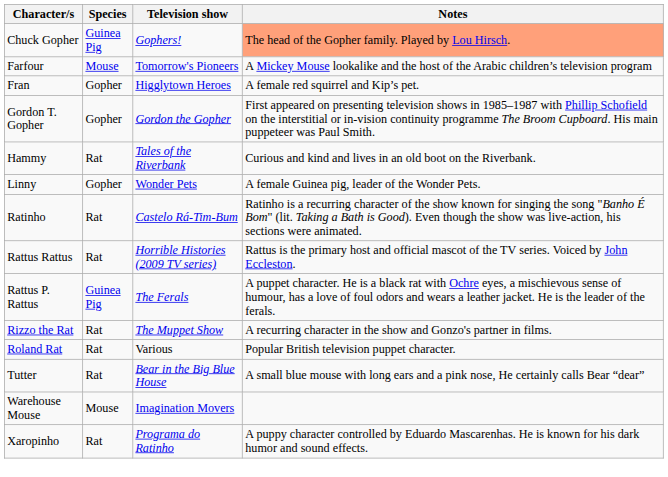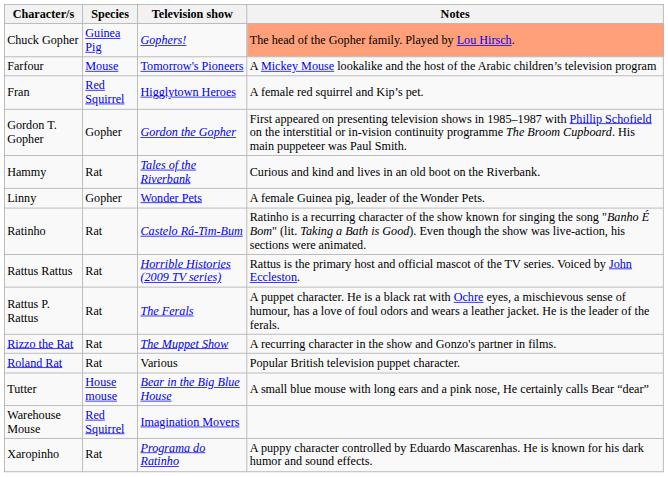(104, 85) Gopher -> (105, 92) Red Squirrel
(103, 297) Guinea Pig -> (94, 310) Rat
(94, 375) Rat -> (101, 389) House mouse
(102, 408) Mouse -> (105, 422) Red Squirrel
